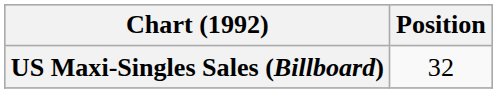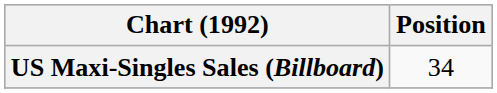(441, 66) 32 -> (441, 66) 34
